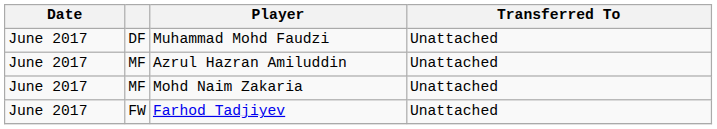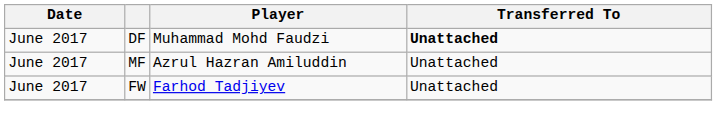(454, 41) normal -> (454, 41) bold
- row: (228, 88)
